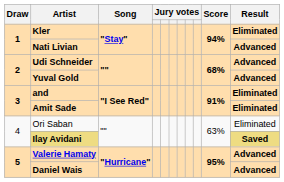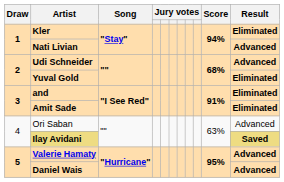(255, 78) Advanced -> (255, 78) Eliminated
(255, 124) Eliminated -> (255, 124) Advanced
